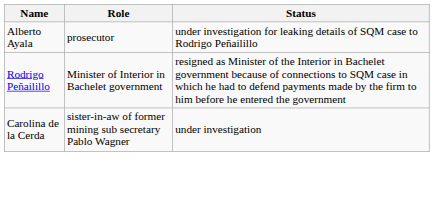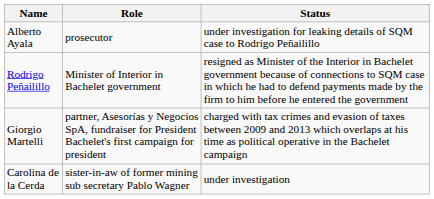+ row: (25, 135)
